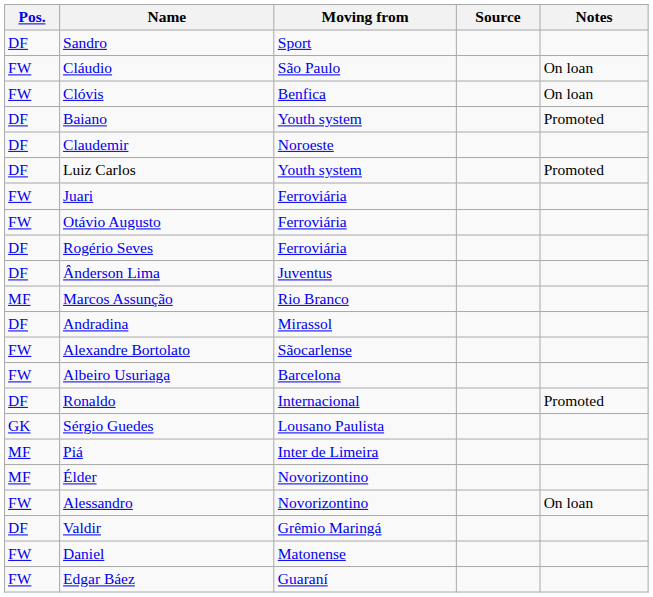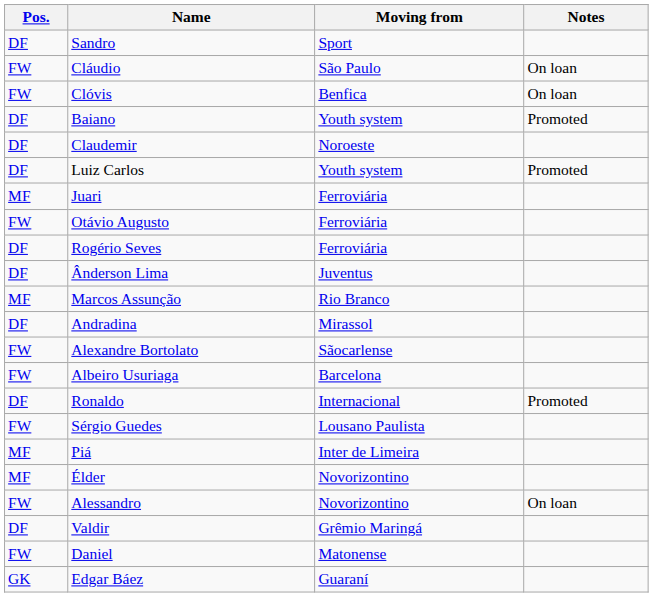- column: (498, 17)
(20, 196) FW -> (19, 196) MF
(19, 426) GK -> (20, 426) FW
(20, 579) FW -> (19, 579) GK
